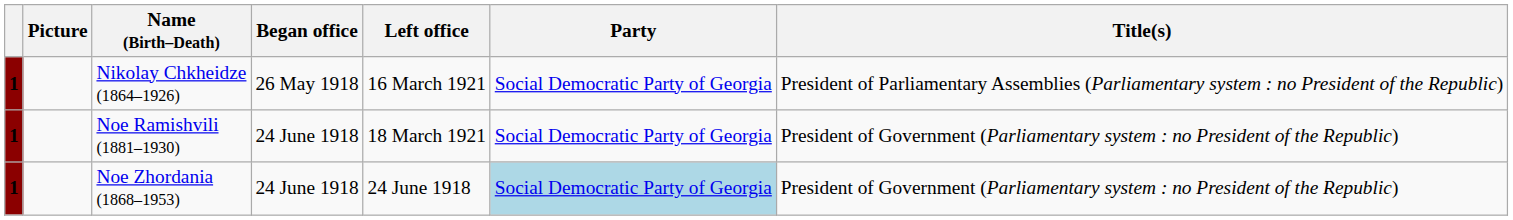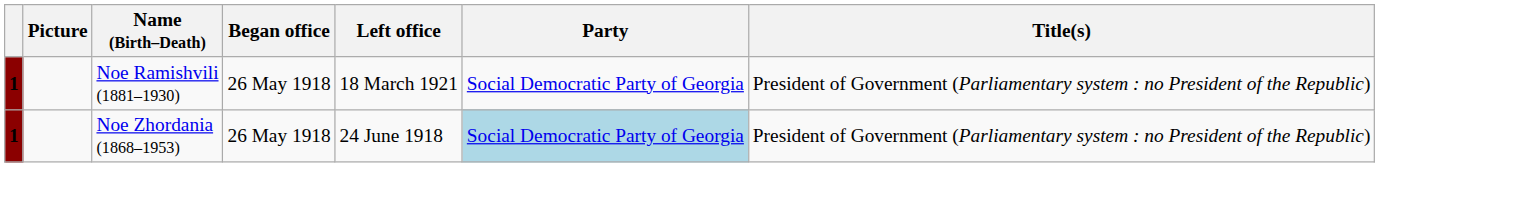- row: (171, 83)
(307, 135) 24 June 1918 -> (279, 83) 26 May 1918
(307, 188) 24 June 1918 -> (279, 135) 26 May 1918
